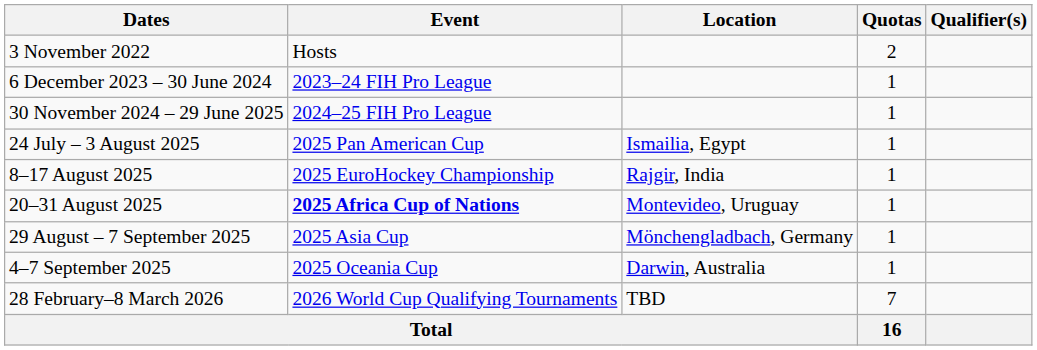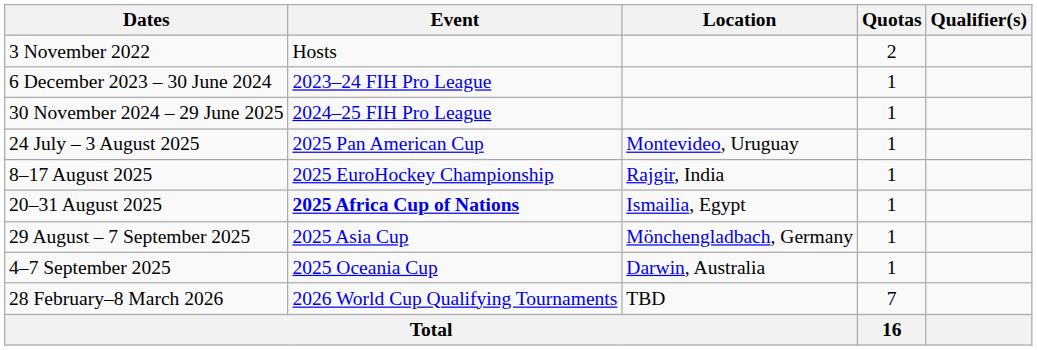(686, 143) Ismailia, Egypt -> (713, 143) Montevideo, Uruguay
(713, 205) Montevideo, Uruguay -> (686, 205) Ismailia, Egypt
